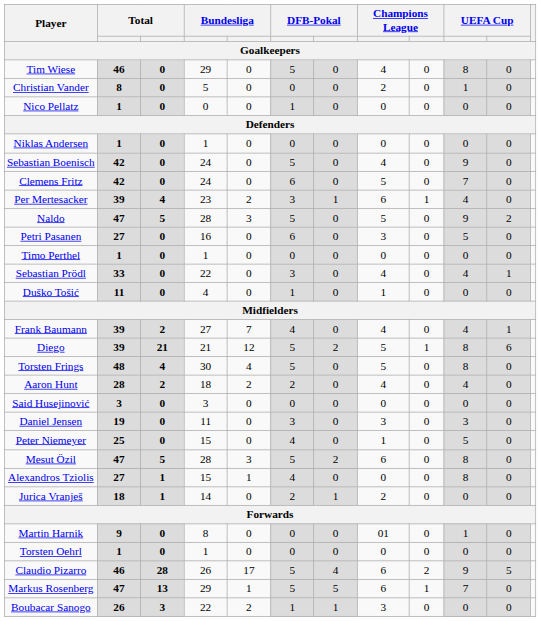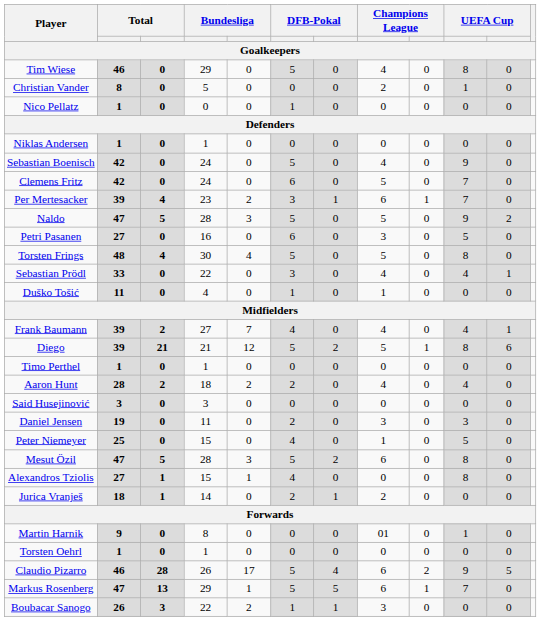(465, 199) 4 -> (465, 199) 7
rows swapped: (51, 255) <-> (51, 366)
(292, 421) 3 -> (292, 421) 2
